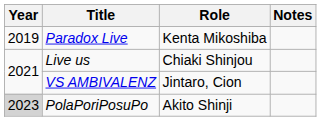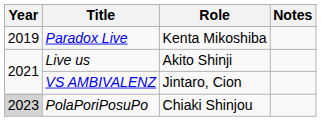(208, 60) Chiaki Shinjou -> (197, 60) Akito Shinji
(197, 104) Akito Shinji -> (208, 104) Chiaki Shinjou
